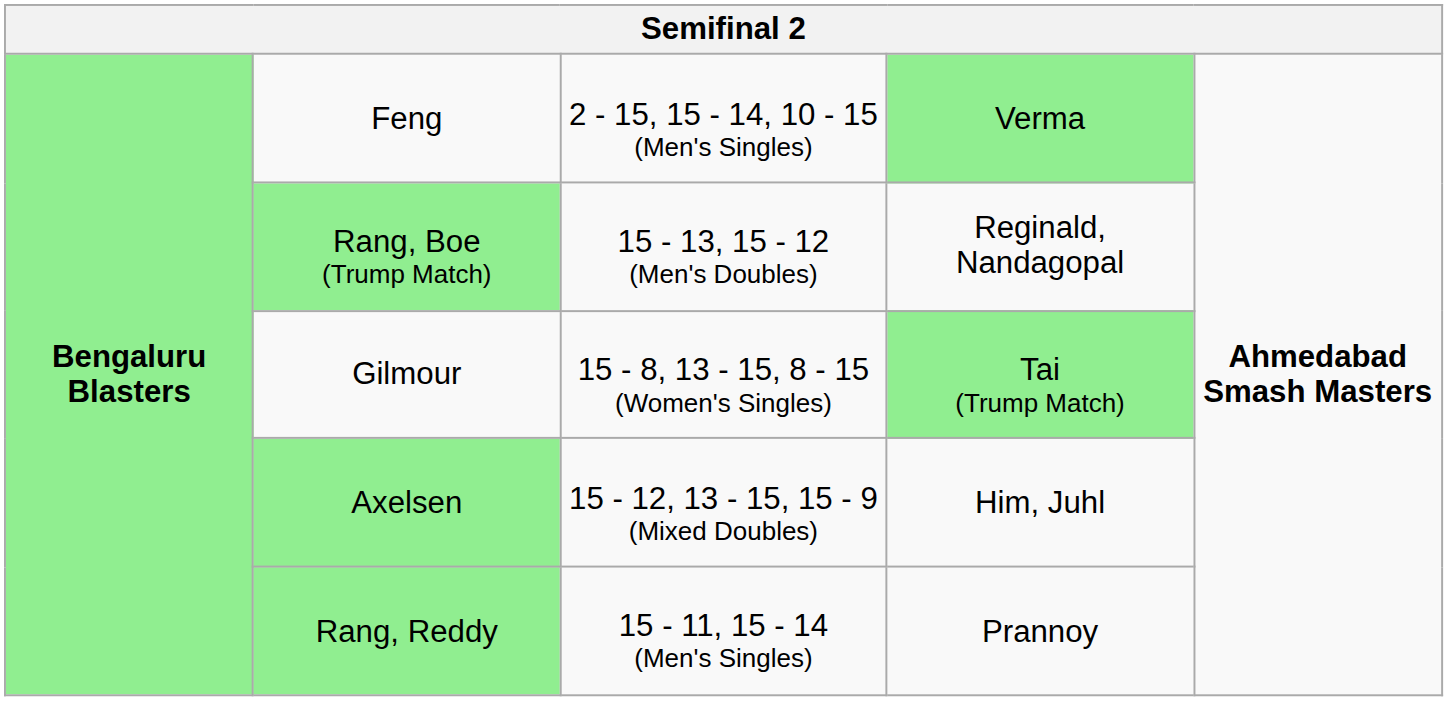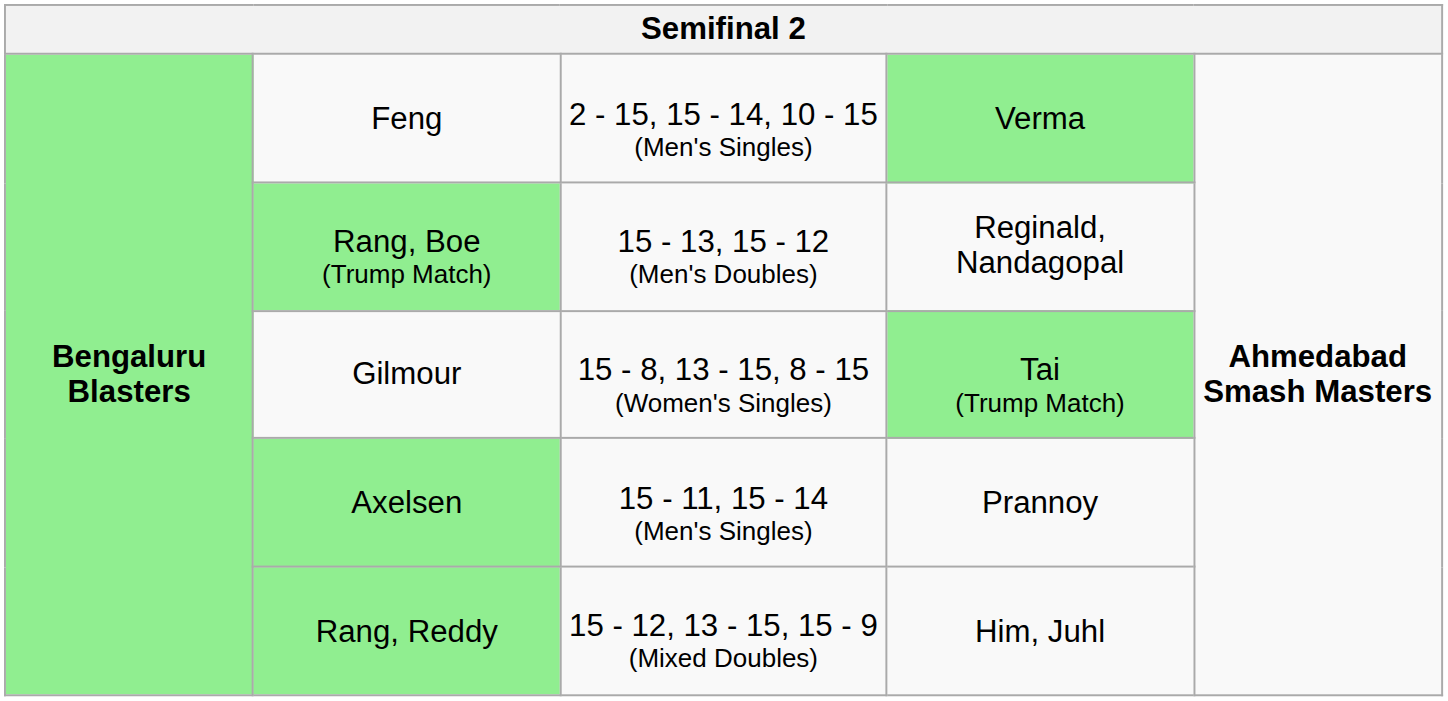(723, 513) 15 - 12, 13 - 15, 15 - 9 (Mixed Doubles) -> (723, 513) 15 - 11, 15 - 14 (Men's Singles)
(1040, 502) Him, Juhl -> (1040, 502) Prannoy
(723, 641) 15 - 11, 15 - 14 (Men's Singles) -> (723, 641) 15 - 12, 13 - 15, 15 - 9 (Mixed Doubles)
(1040, 630) Prannoy -> (1040, 630) Him, Juhl
